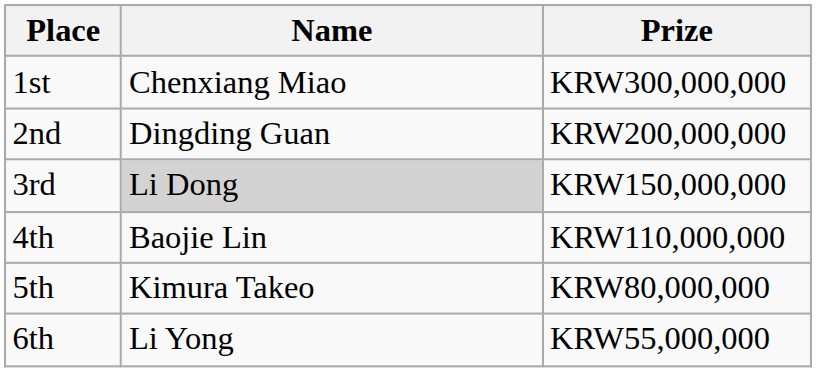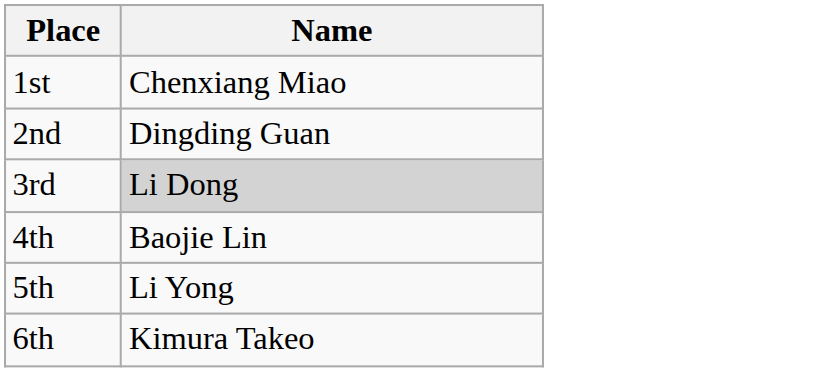- column: (677, 30)
(222, 287) Kimura Takeo -> (181, 287) Li Yong
(181, 339) Li Yong -> (222, 339) Kimura Takeo
